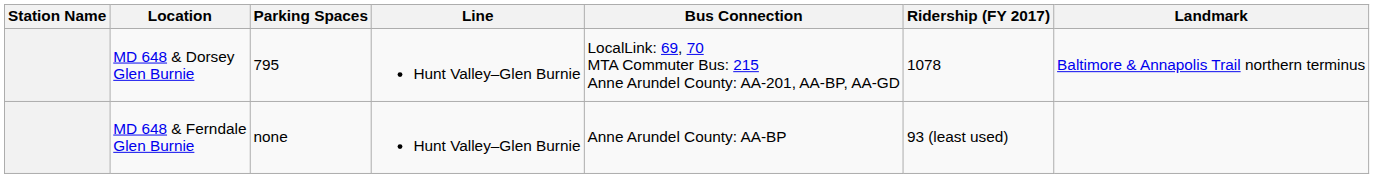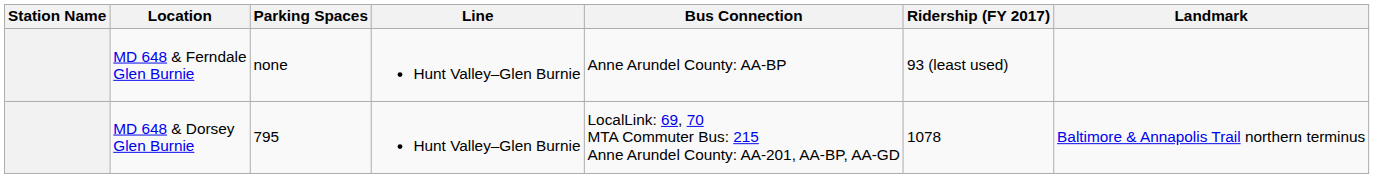rows swapped: (180, 137) <-> (174, 65)
